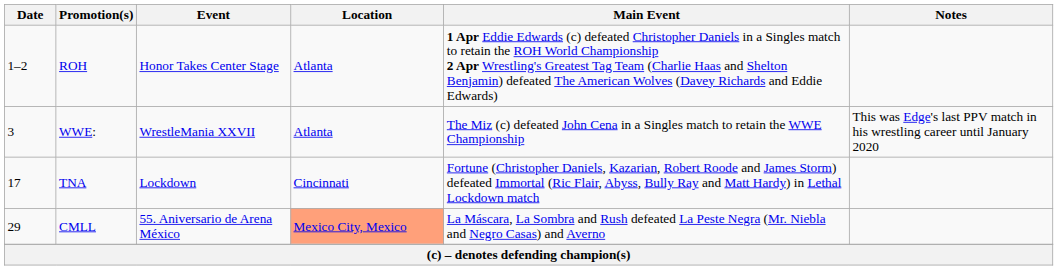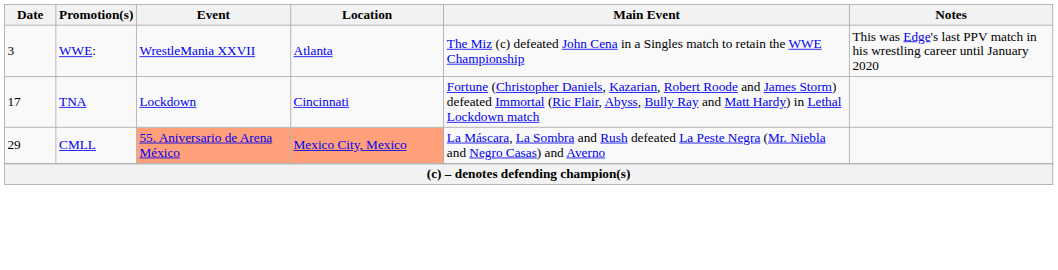- row: (73, 65)
(206, 226) no background -> (206, 145) lightsalmon background
